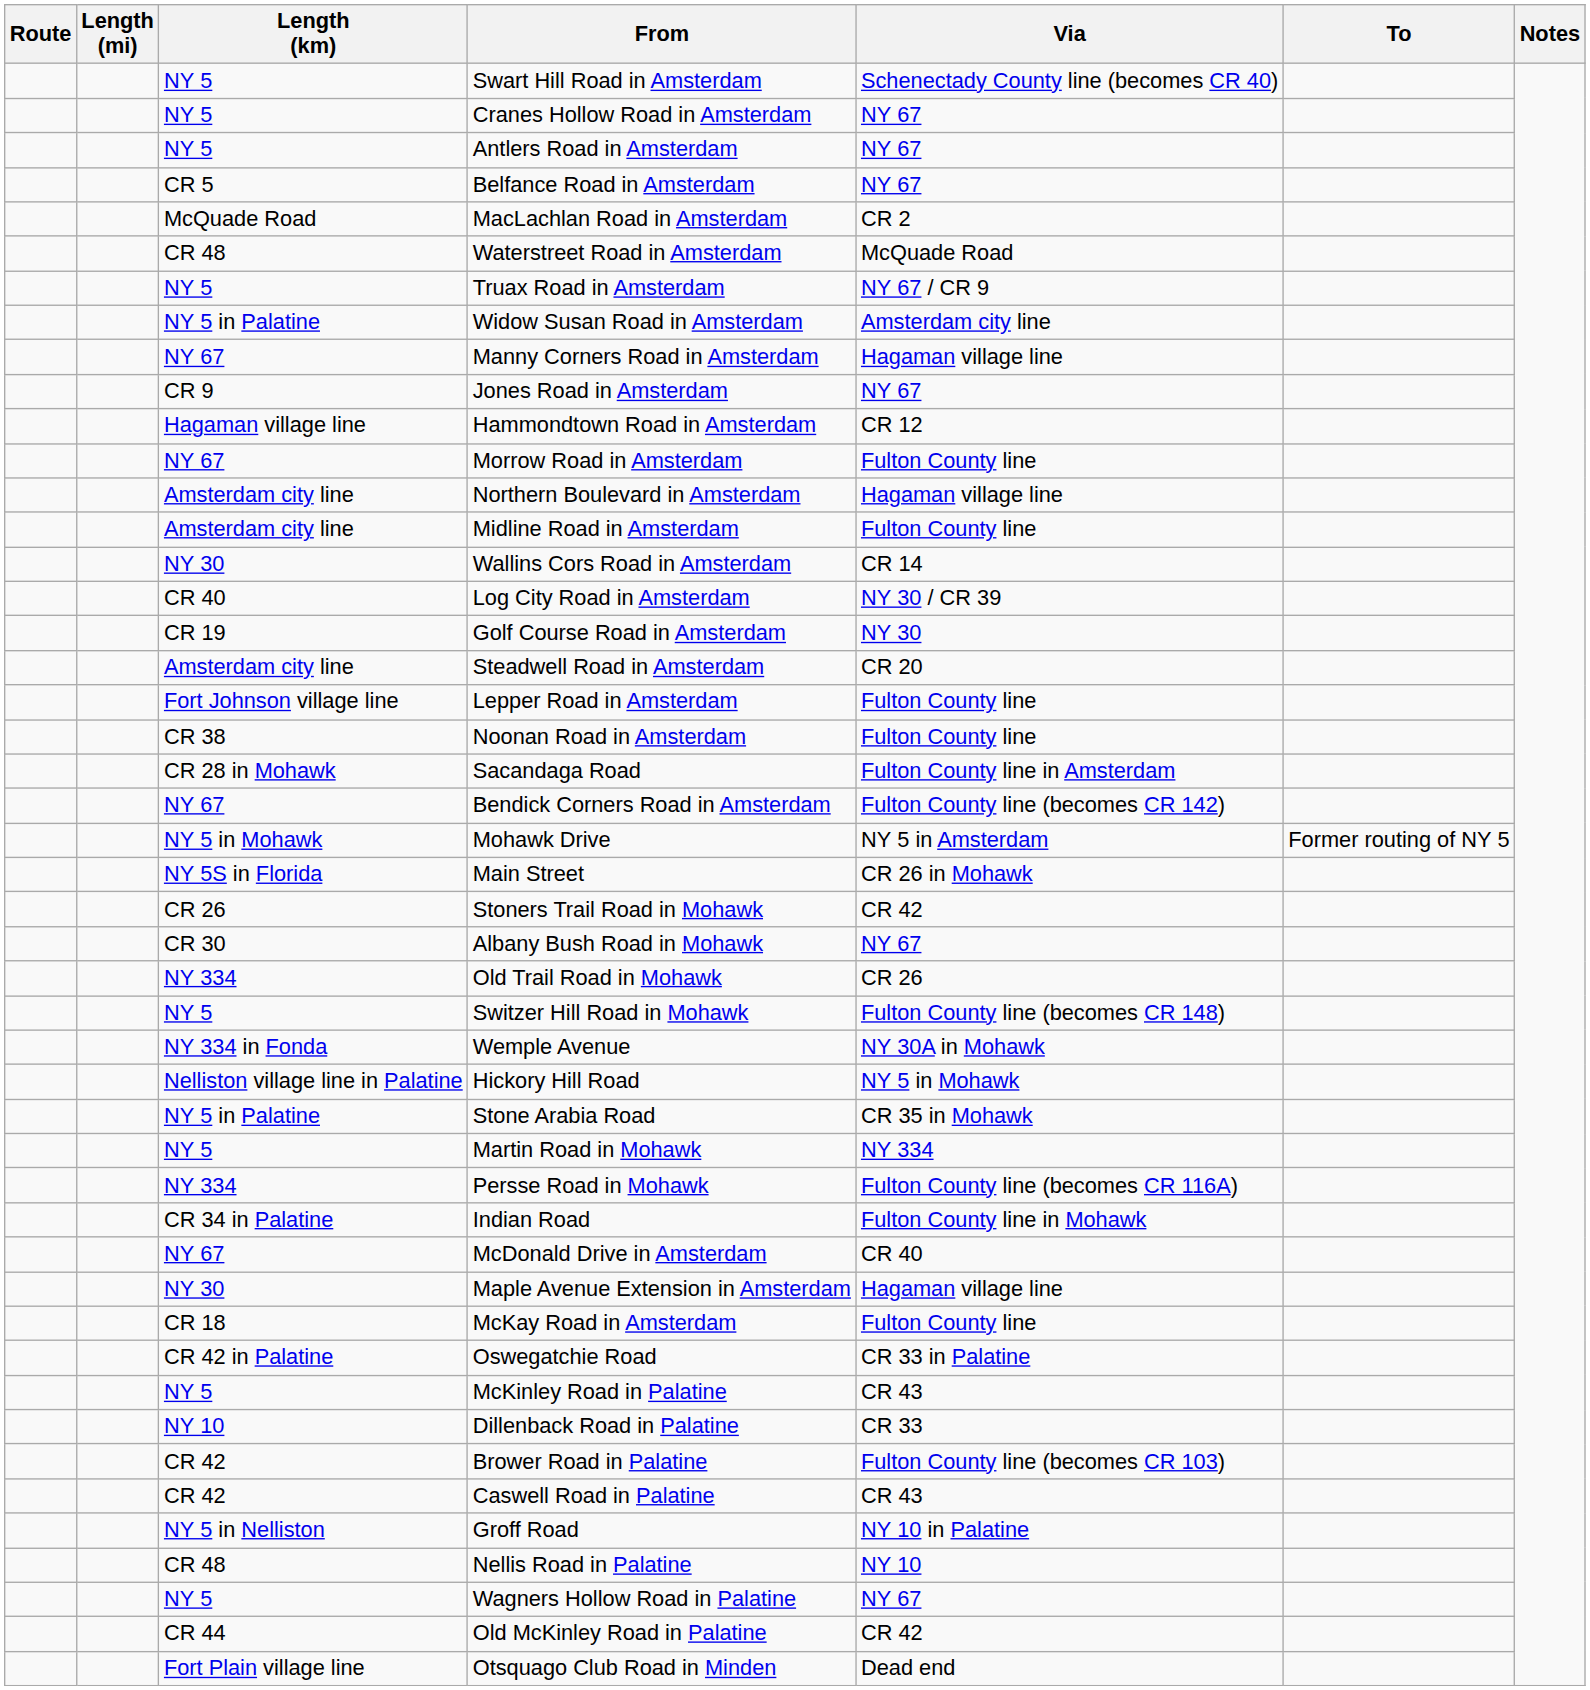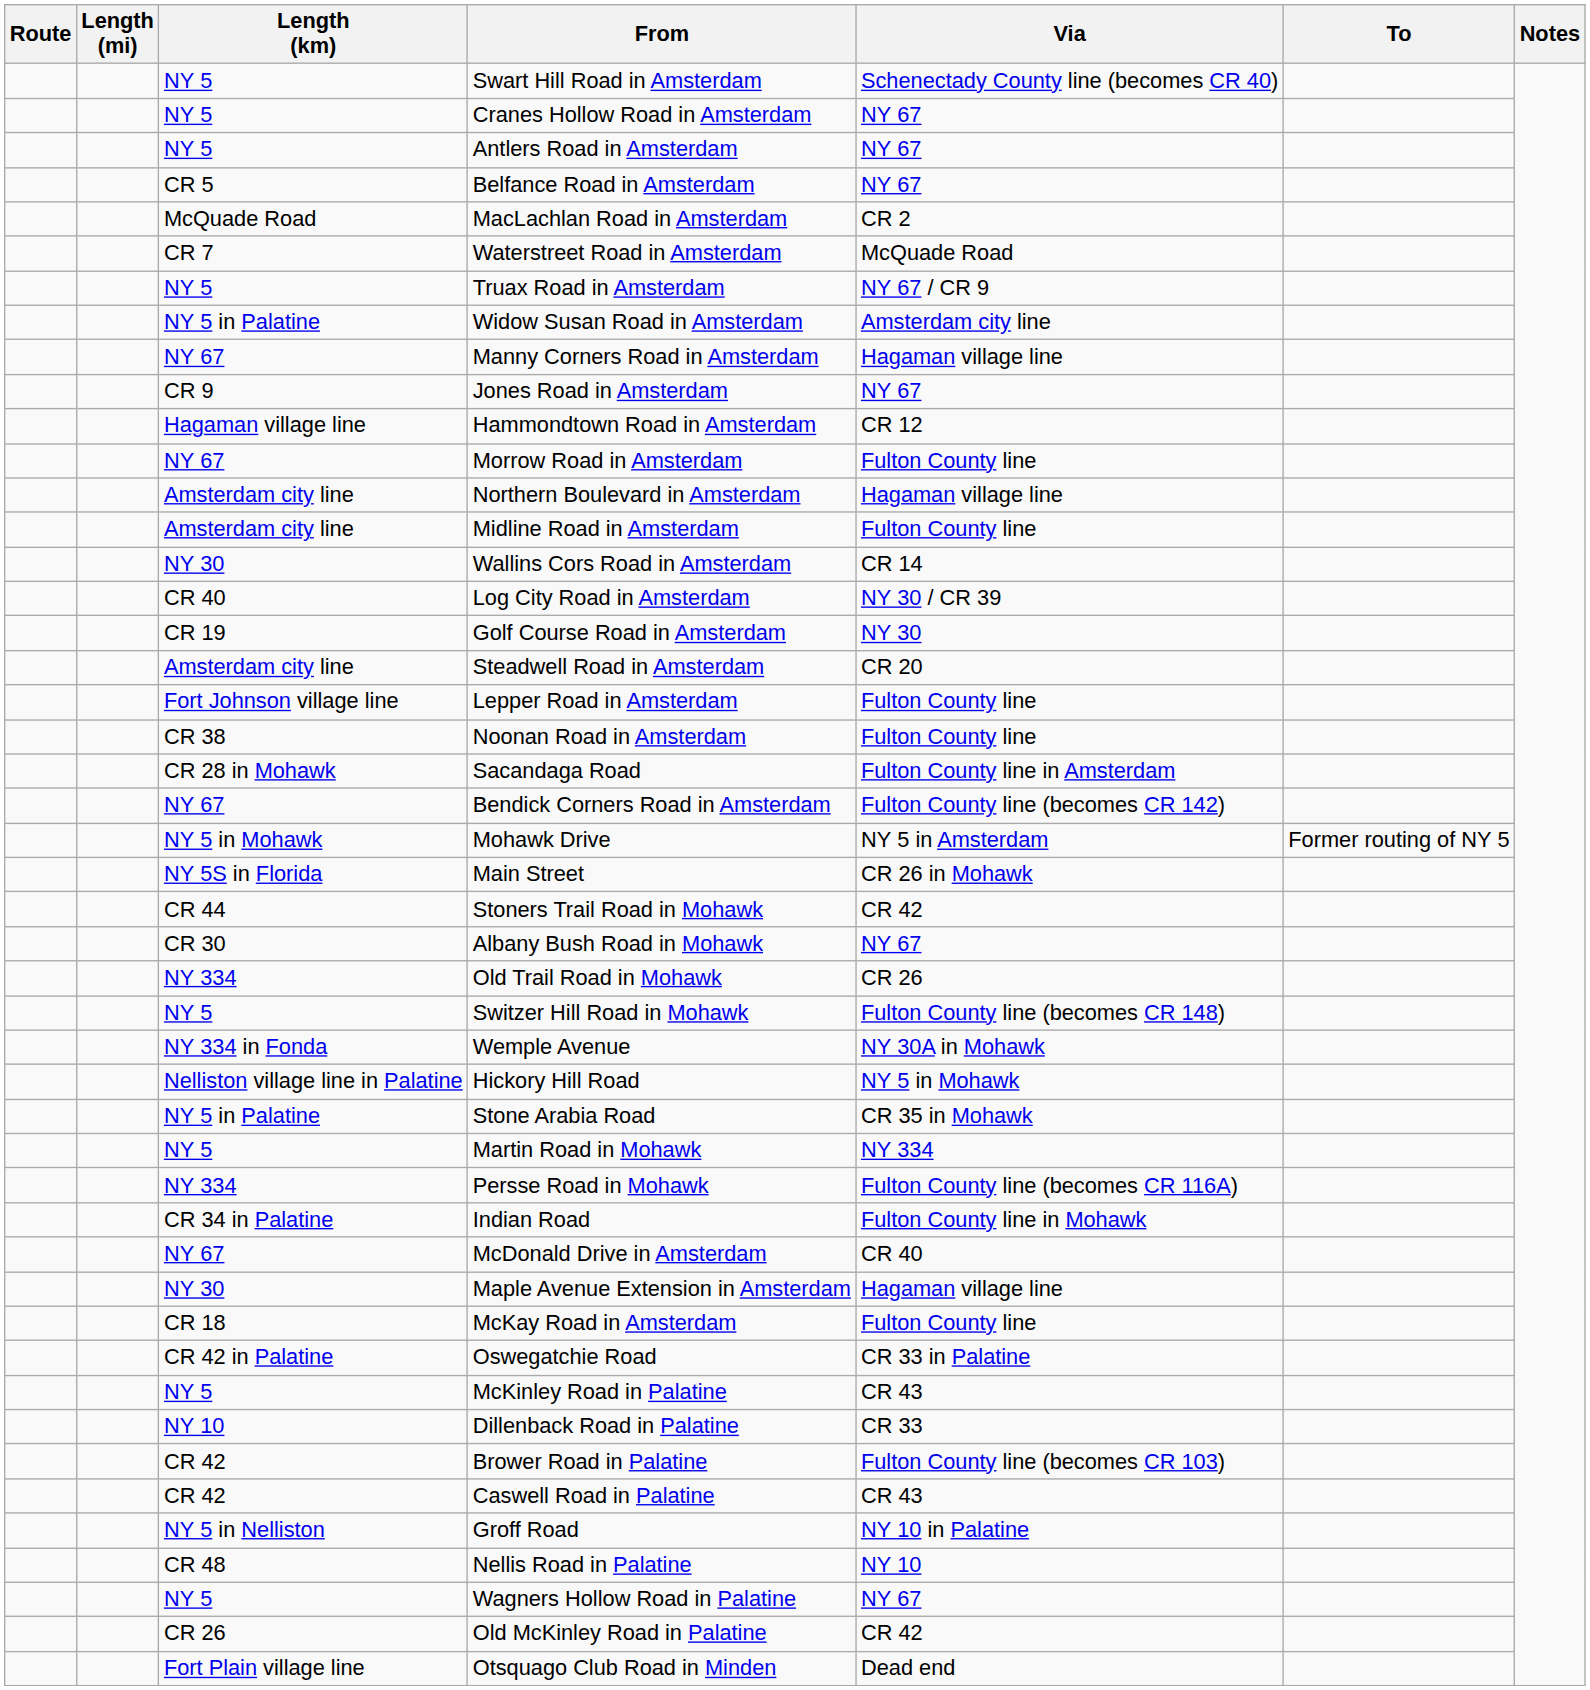(195, 253) CR 48 -> (189, 253) CR 7
(195, 908) CR 26 -> (195, 908) CR 44
(195, 1633) CR 44 -> (195, 1633) CR 26
